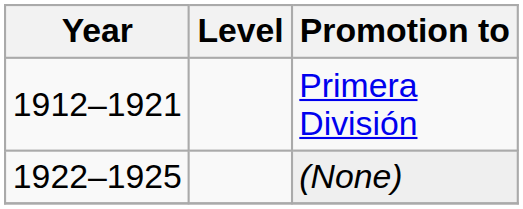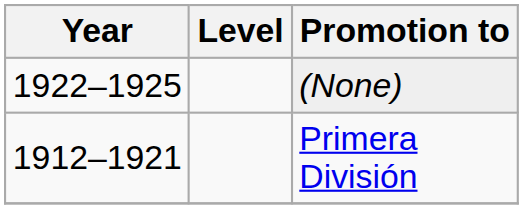rows swapped: (358, 103) <-> (351, 176)
